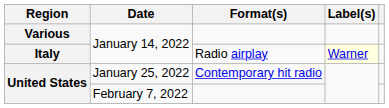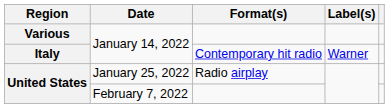(231, 53) Radio airplay -> (258, 53) Contemporary hit radio
(348, 53) lightyellow background -> (348, 53) no background
(258, 73) Contemporary hit radio -> (231, 73) Radio airplay
